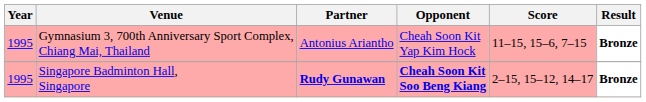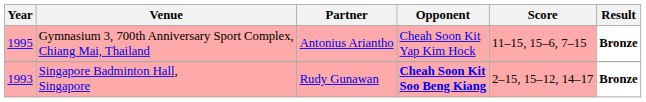(20, 79) 1995 -> (20, 79) 1993
(342, 79) bold -> (339, 79) normal
